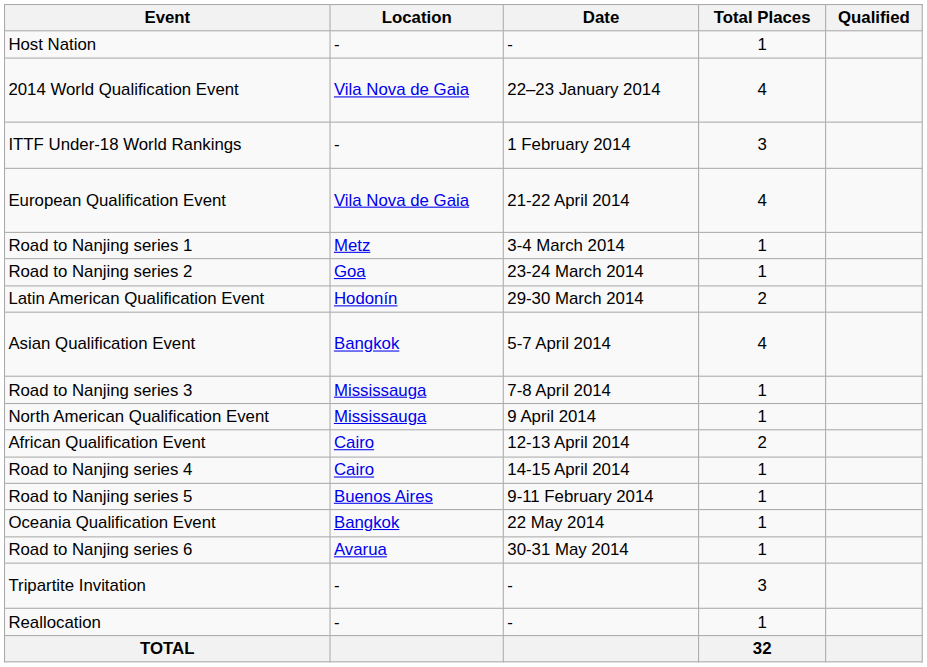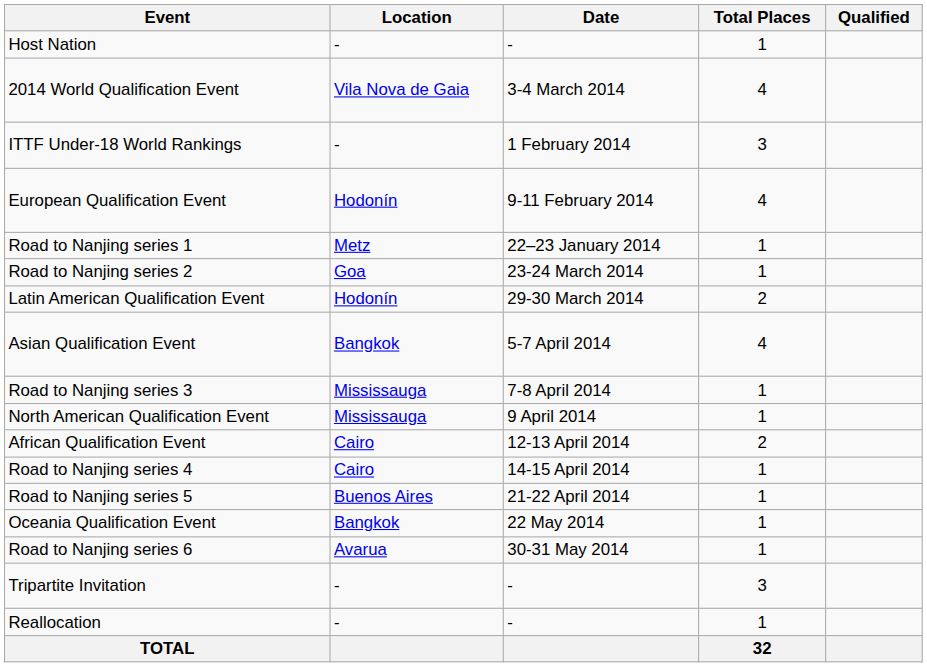(584, 90) 22–23 January 2014 -> (566, 90) 3-4 March 2014
(401, 199) Vila Nova de Gaia -> (366, 199) Hodonín
(568, 199) 21-22 April 2014 -> (580, 199) 9-11 February 2014
(566, 245) 3-4 March 2014 -> (584, 245) 22–23 January 2014
(580, 496) 9-11 February 2014 -> (568, 496) 21-22 April 2014
